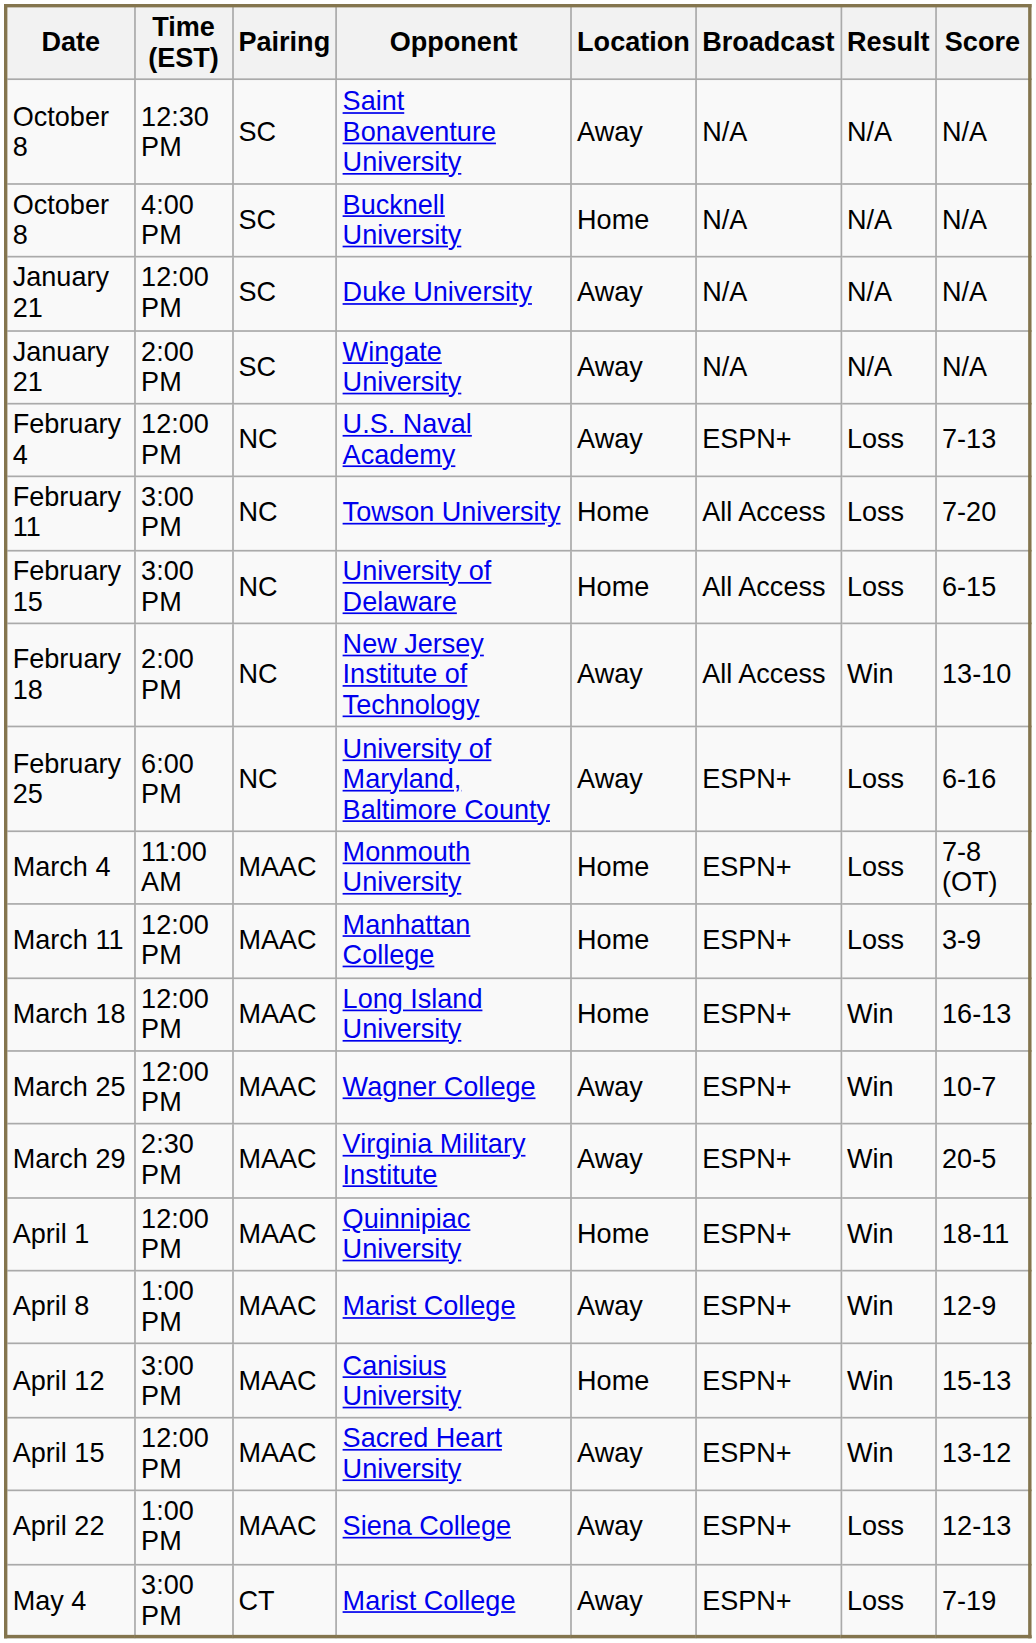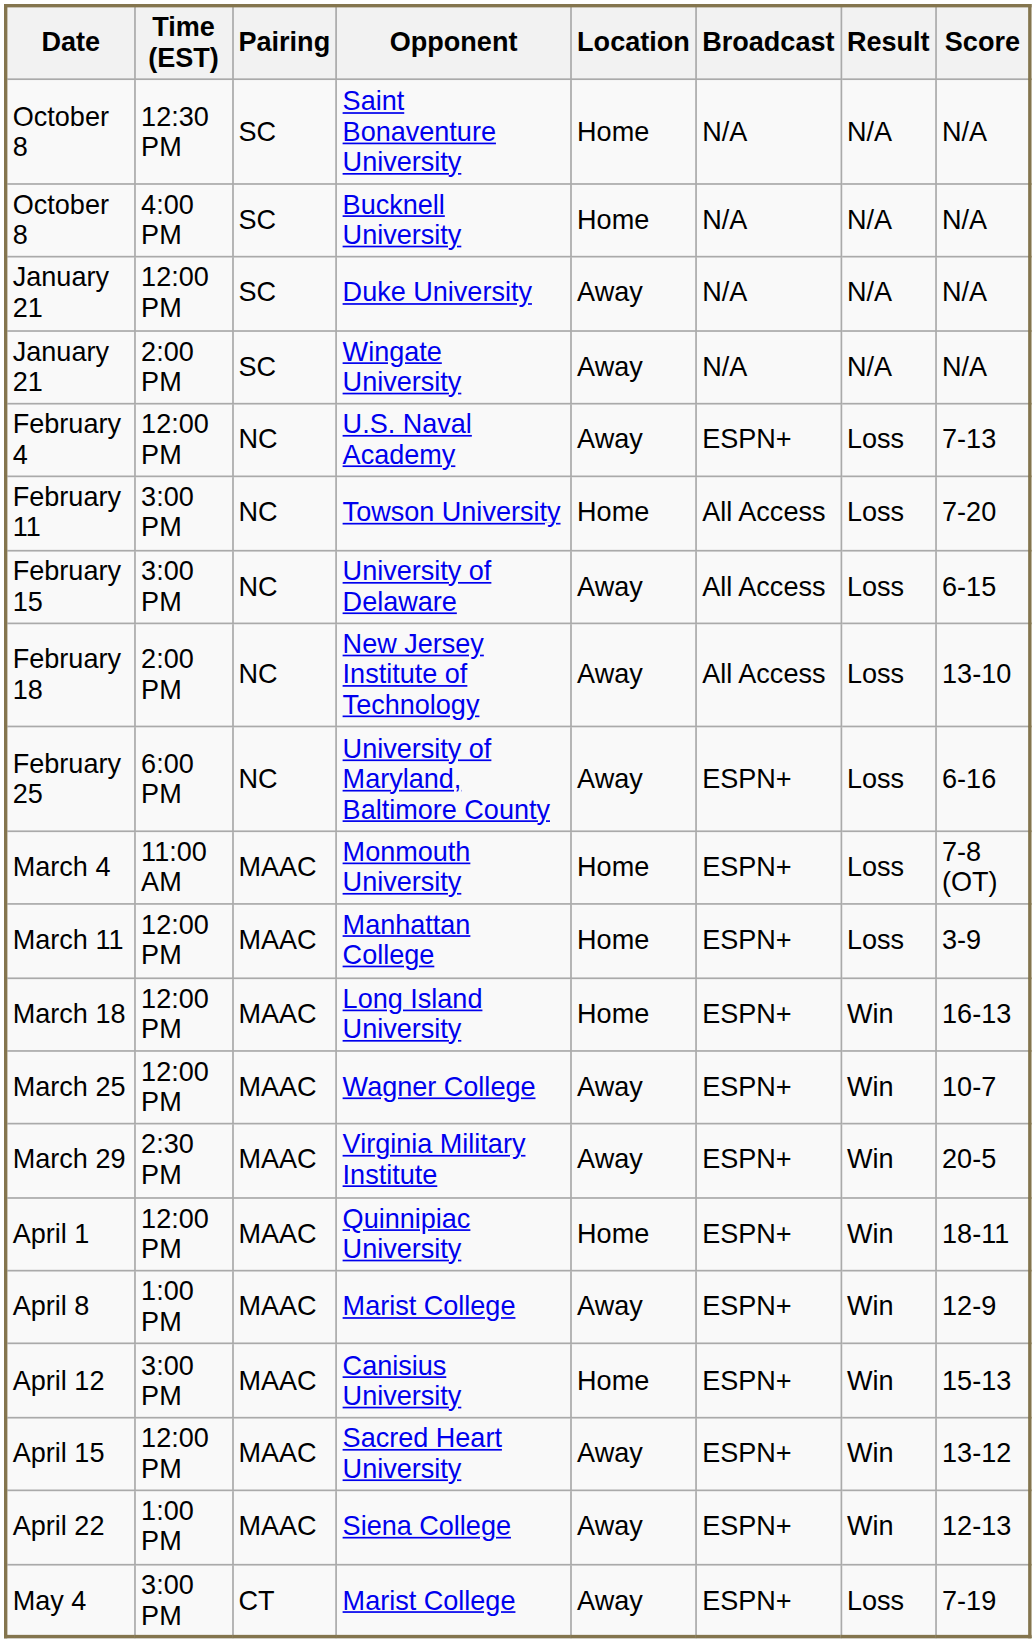(610, 131) Away -> (613, 131) Home
(613, 586) Home -> (610, 586) Away
(870, 674) Win -> (875, 674) Loss
(875, 1526) Loss -> (870, 1526) Win
